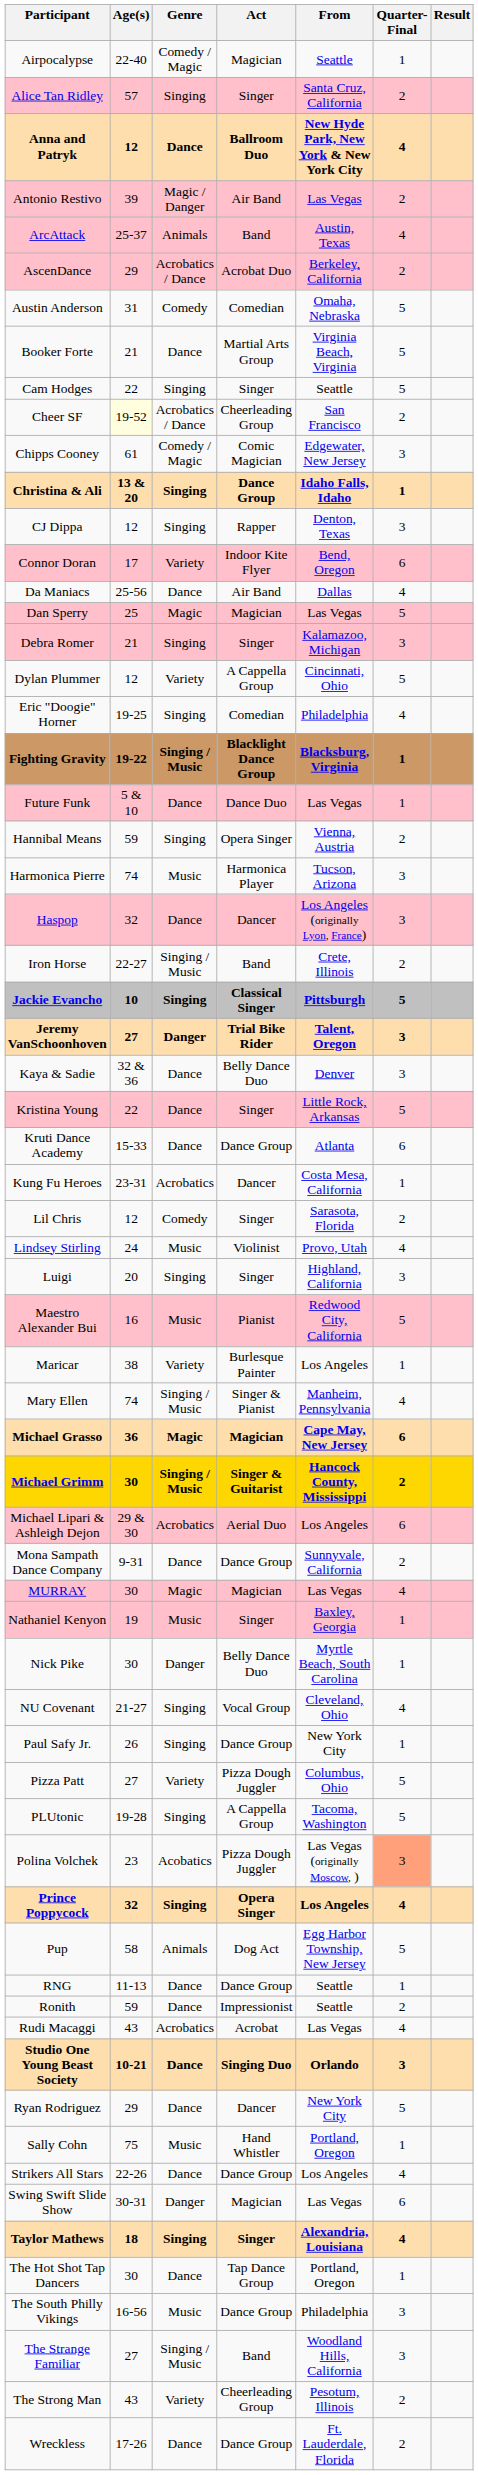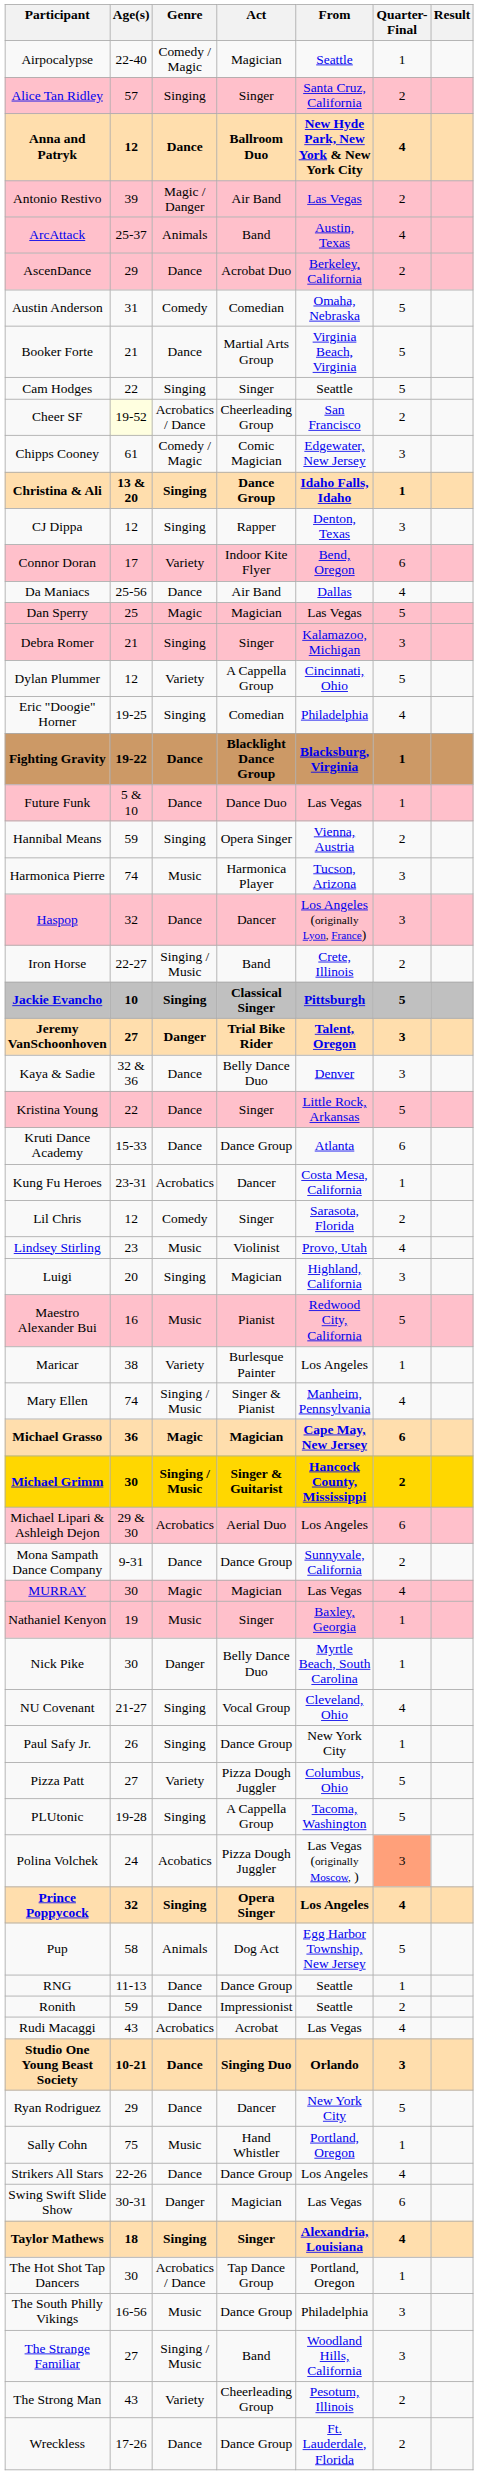(185, 271) Acrobatics / Dance -> (185, 271) Dance
(185, 758) Singing / Music -> (185, 758) Dance
(131, 1247) 24 -> (131, 1247) 23
(256, 1276) Singer -> (256, 1276) Magician
(131, 1860) 23 -> (131, 1860) 24
(185, 2275) Dance -> (185, 2275) Acrobatics / Dance
